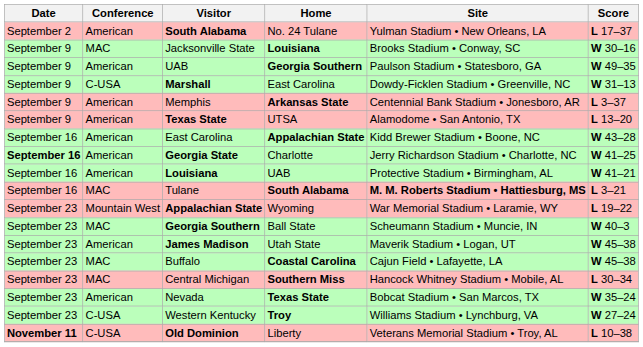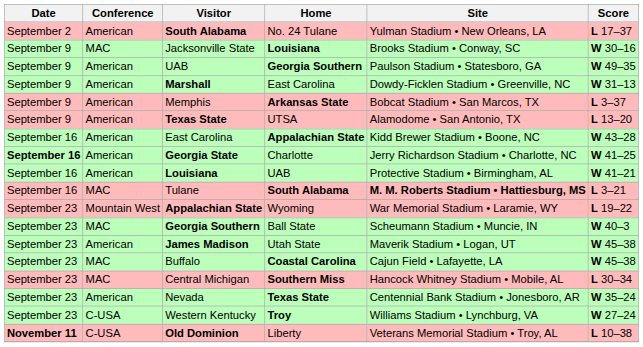(103, 84) C-USA -> (109, 84) American
(475, 102) Centennial Bank Stadium • Jonesboro, AR -> (454, 102) Bobcat Stadium • San Marcos, TX
(454, 297) Bobcat Stadium • San Marcos, TX -> (475, 297) Centennial Bank Stadium • Jonesboro, AR
